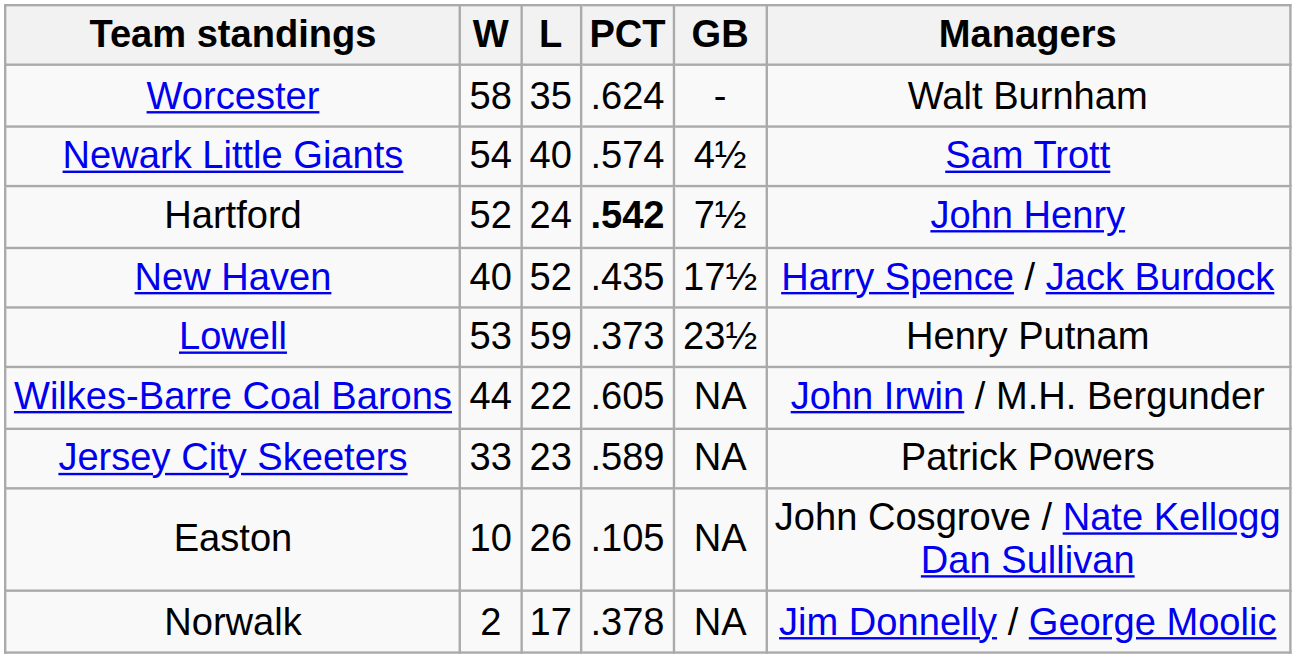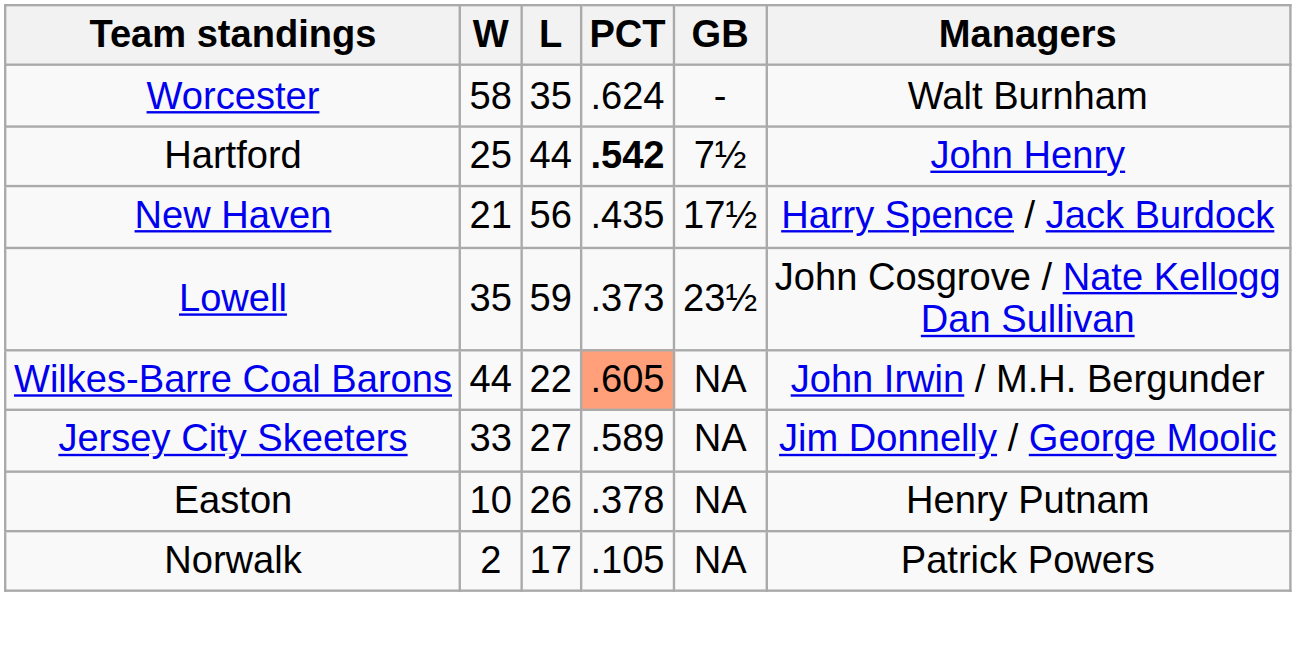- row: (233, 155)
(491, 215) 52 -> (491, 155) 25
(551, 215) 24 -> (551, 155) 44
(491, 276) 40 -> (491, 215) 21
(551, 276) 52 -> (551, 215) 56
(491, 336) 53 -> (491, 297) 35
(1028, 336) Henry Putnam -> (1028, 297) John Cosgrove / Nate Kellogg Dan Sullivan
(627, 397) no background -> (627, 379) lightsalmon background
(551, 457) 23 -> (551, 439) 27
(1028, 457) Patrick Powers -> (1028, 439) Jim Donnelly / George Moolic
(627, 539) .105 -> (627, 500) .378
(1028, 539) John Cosgrove / Nate Kellogg Dan Sullivan -> (1028, 500) Henry Putnam
(627, 621) .378 -> (627, 560) .105
(1028, 621) Jim Donnelly / George Moolic -> (1028, 560) Patrick Powers
